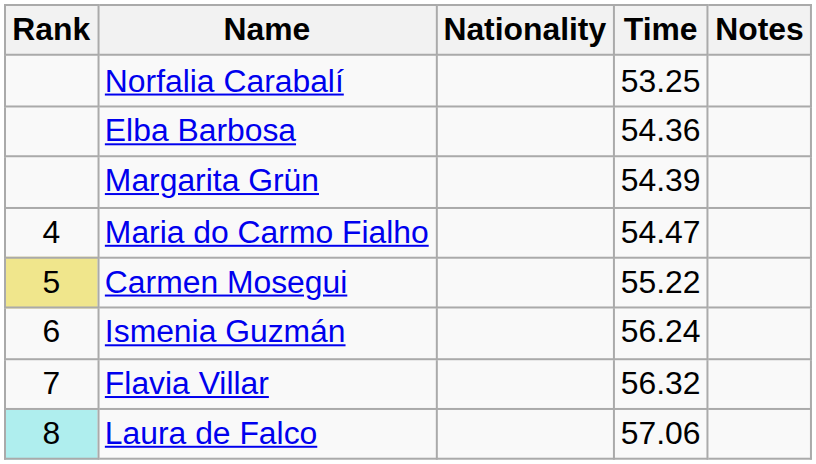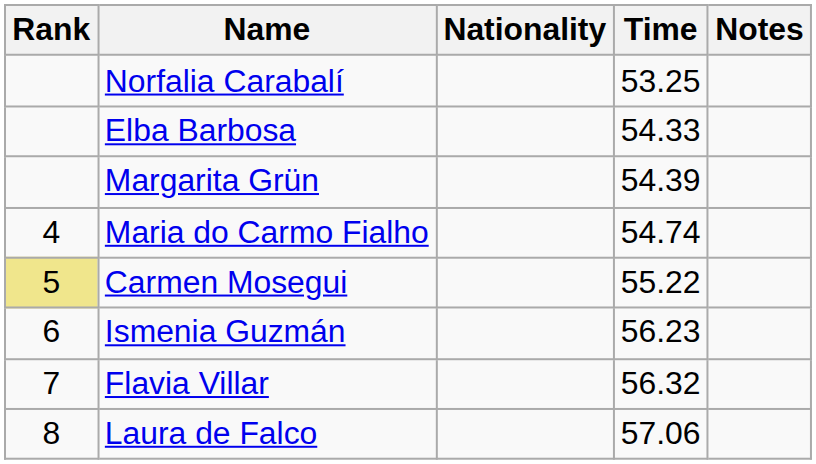(661, 130) 54.36 -> (661, 130) 54.33
(661, 231) 54.47 -> (661, 231) 54.74
(661, 332) 56.24 -> (661, 332) 56.23
(51, 433) paleturquoise background -> (51, 433) no background
